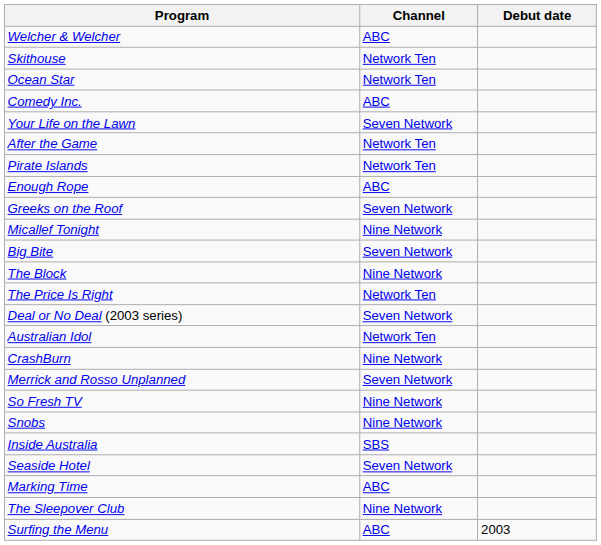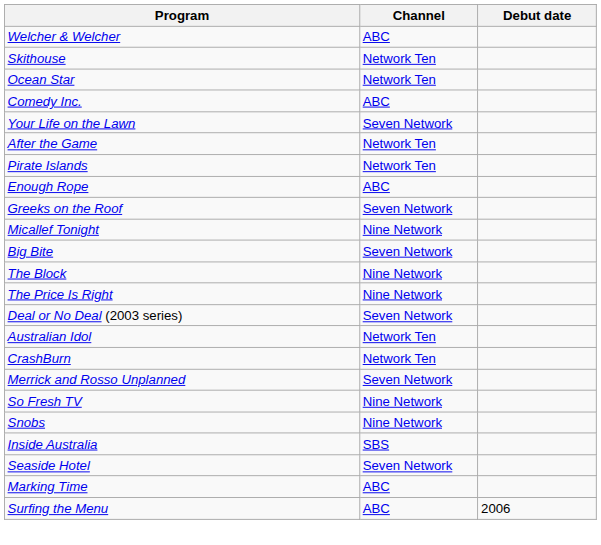(399, 294) Network Ten -> (402, 294) Nine Network
(402, 358) Nine Network -> (399, 358) Network Ten
- row: (66, 508)
(496, 530) 2003 -> (496, 508) 2006
